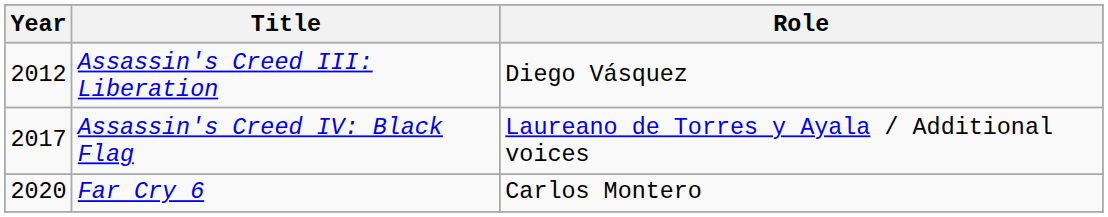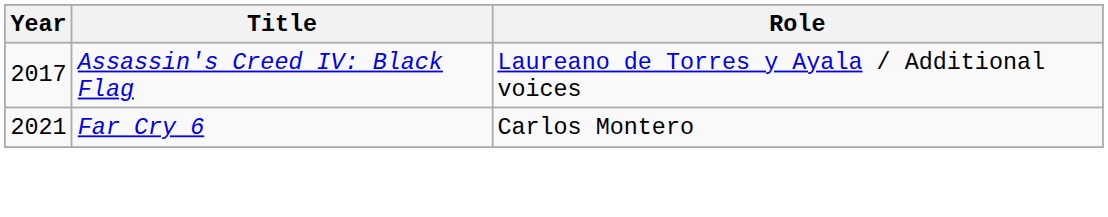- row: (225, 76)
(39, 192) 2020 -> (39, 127) 2021
